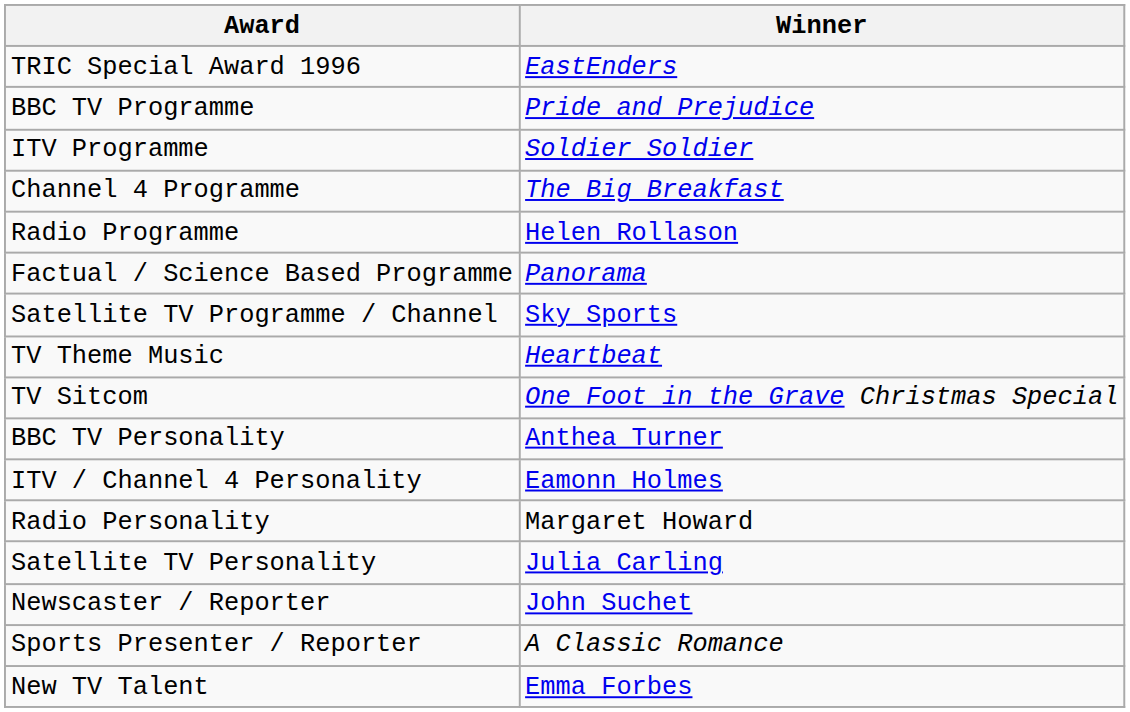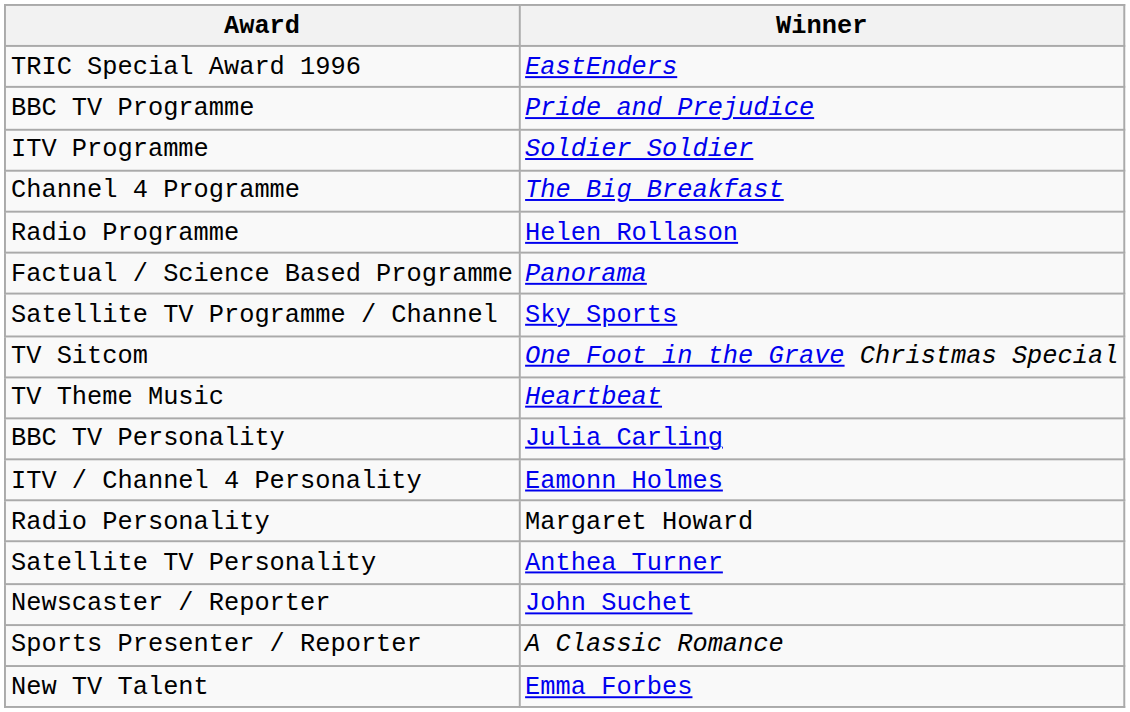rows swapped: (79, 397) <-> (117, 356)
(624, 439) Anthea Turner -> (624, 439) Julia Carling
(624, 563) Julia Carling -> (624, 563) Anthea Turner
